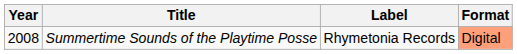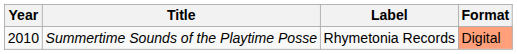(23, 37) 2008 -> (23, 37) 2010
